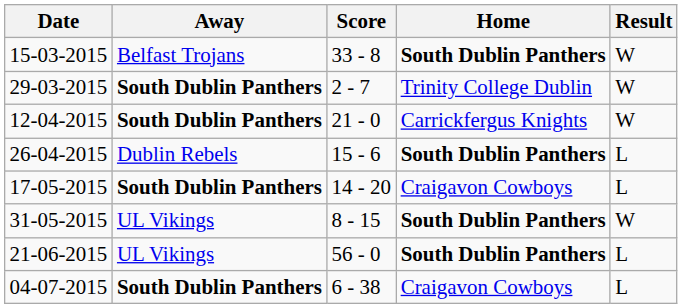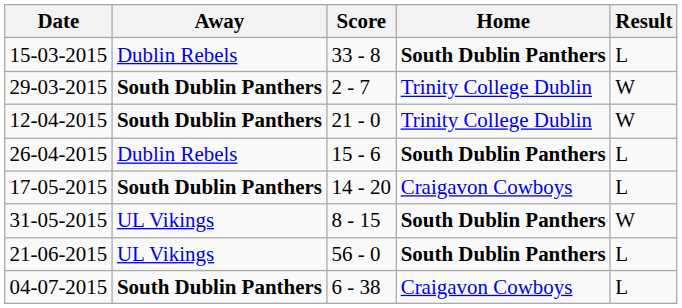(181, 54) Belfast Trojans -> (177, 54) Dublin Rebels
(625, 54) W -> (622, 54) L
(494, 120) Carrickfergus Knights -> (496, 120) Trinity College Dublin
